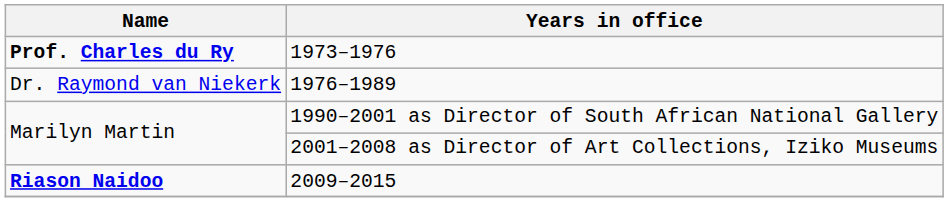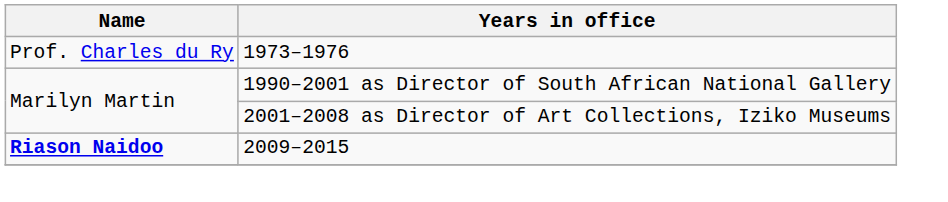(122, 53) bold -> (122, 53) normal
- row: (343, 85)
